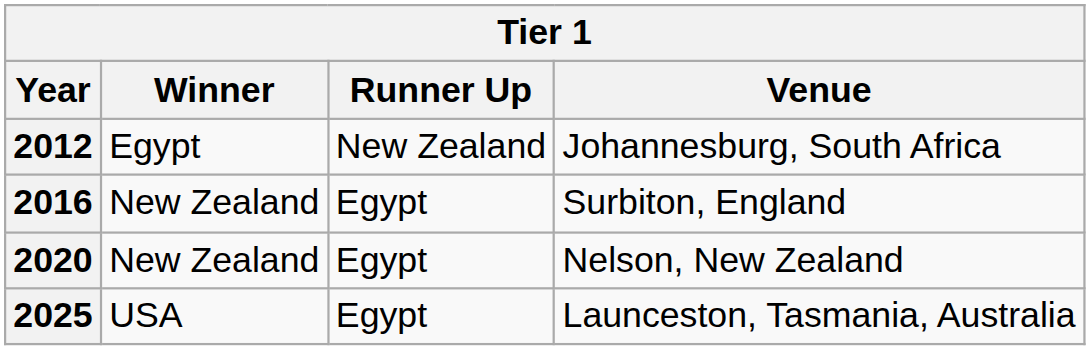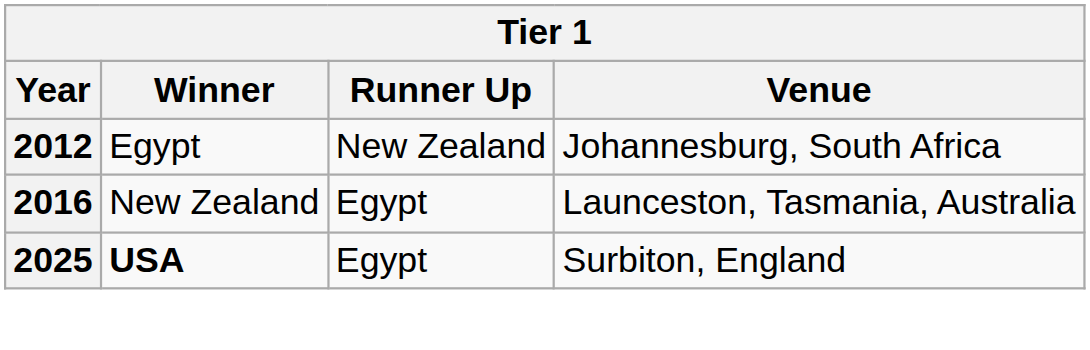(704, 202) Surbiton, England -> (819, 202) Launceston, Tasmania, Australia
- row: (53, 259)
(146, 315) normal -> (147, 259) bold
(819, 315) Launceston, Tasmania, Australia -> (704, 259) Surbiton, England
